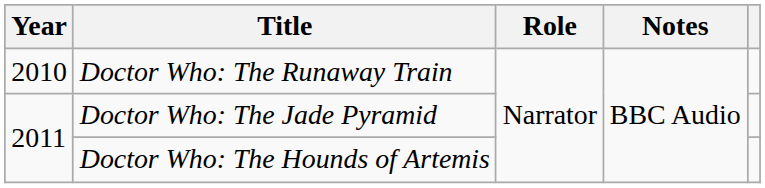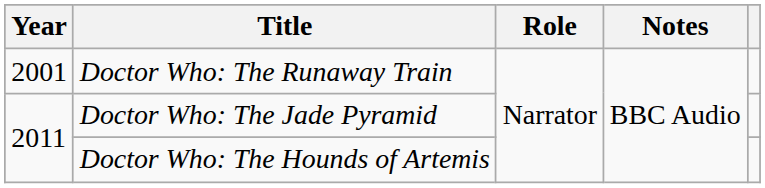(39, 70) 2010 -> (39, 70) 2001
